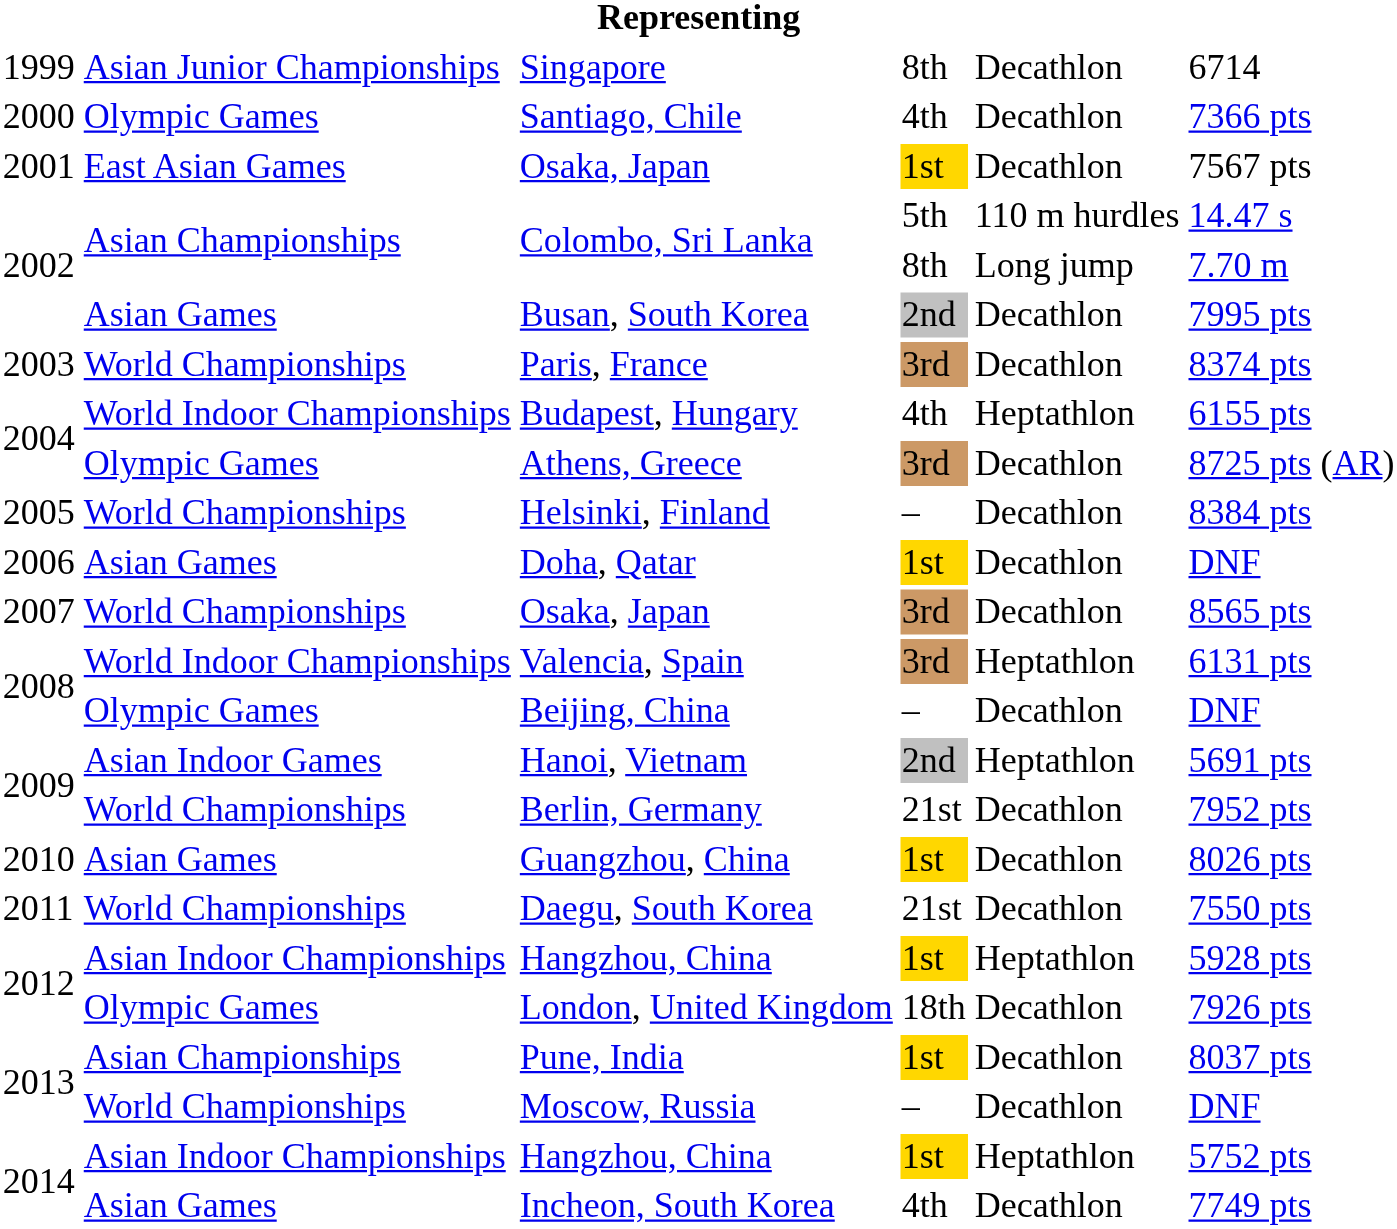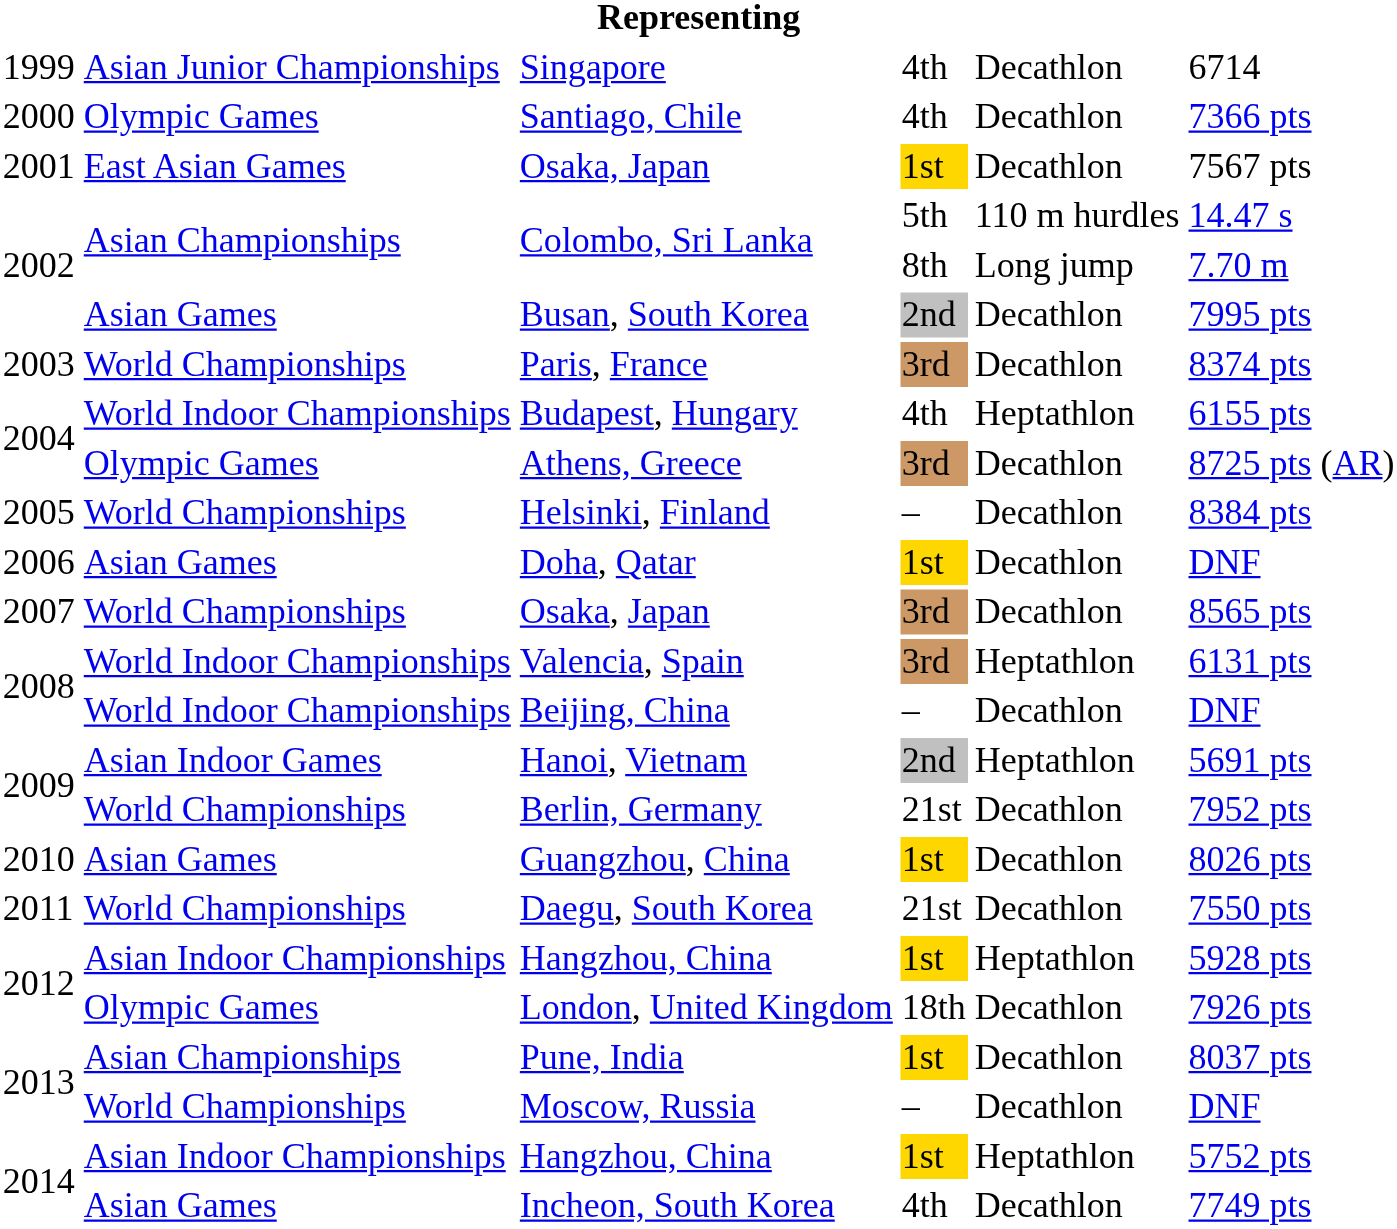(925, 66) 8th -> (925, 66) 4th
(201, 710) Olympic Games -> (297, 710) World Indoor Championships
